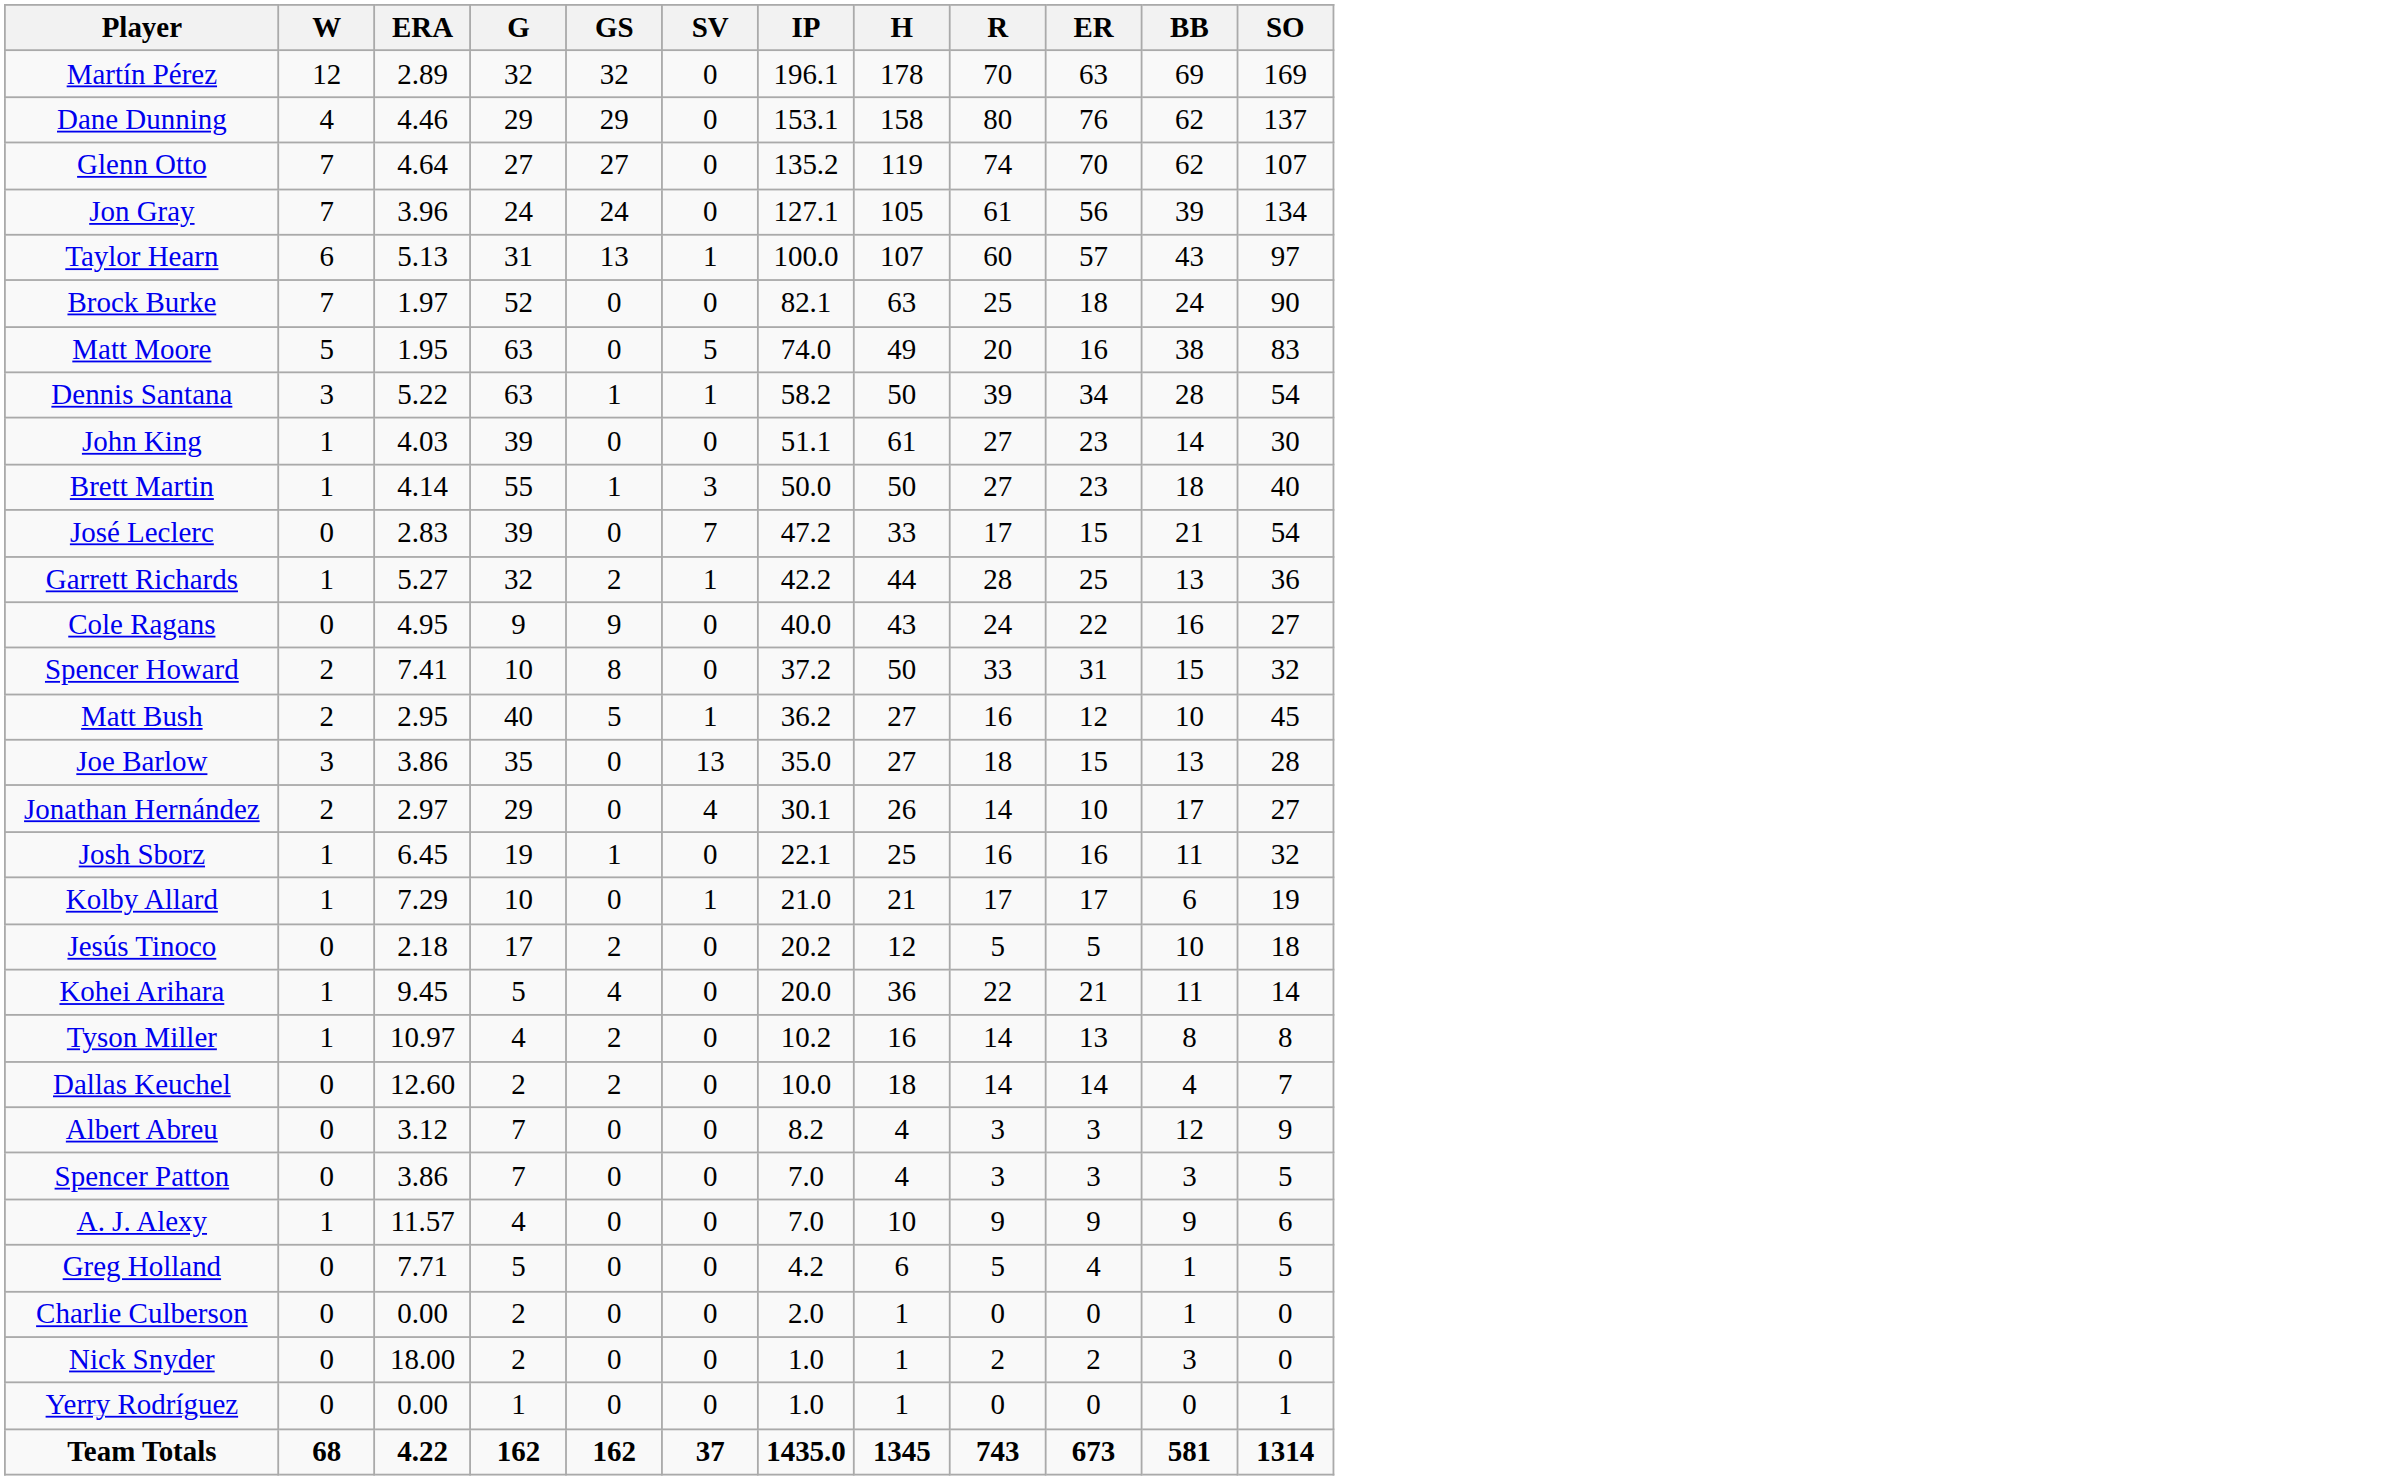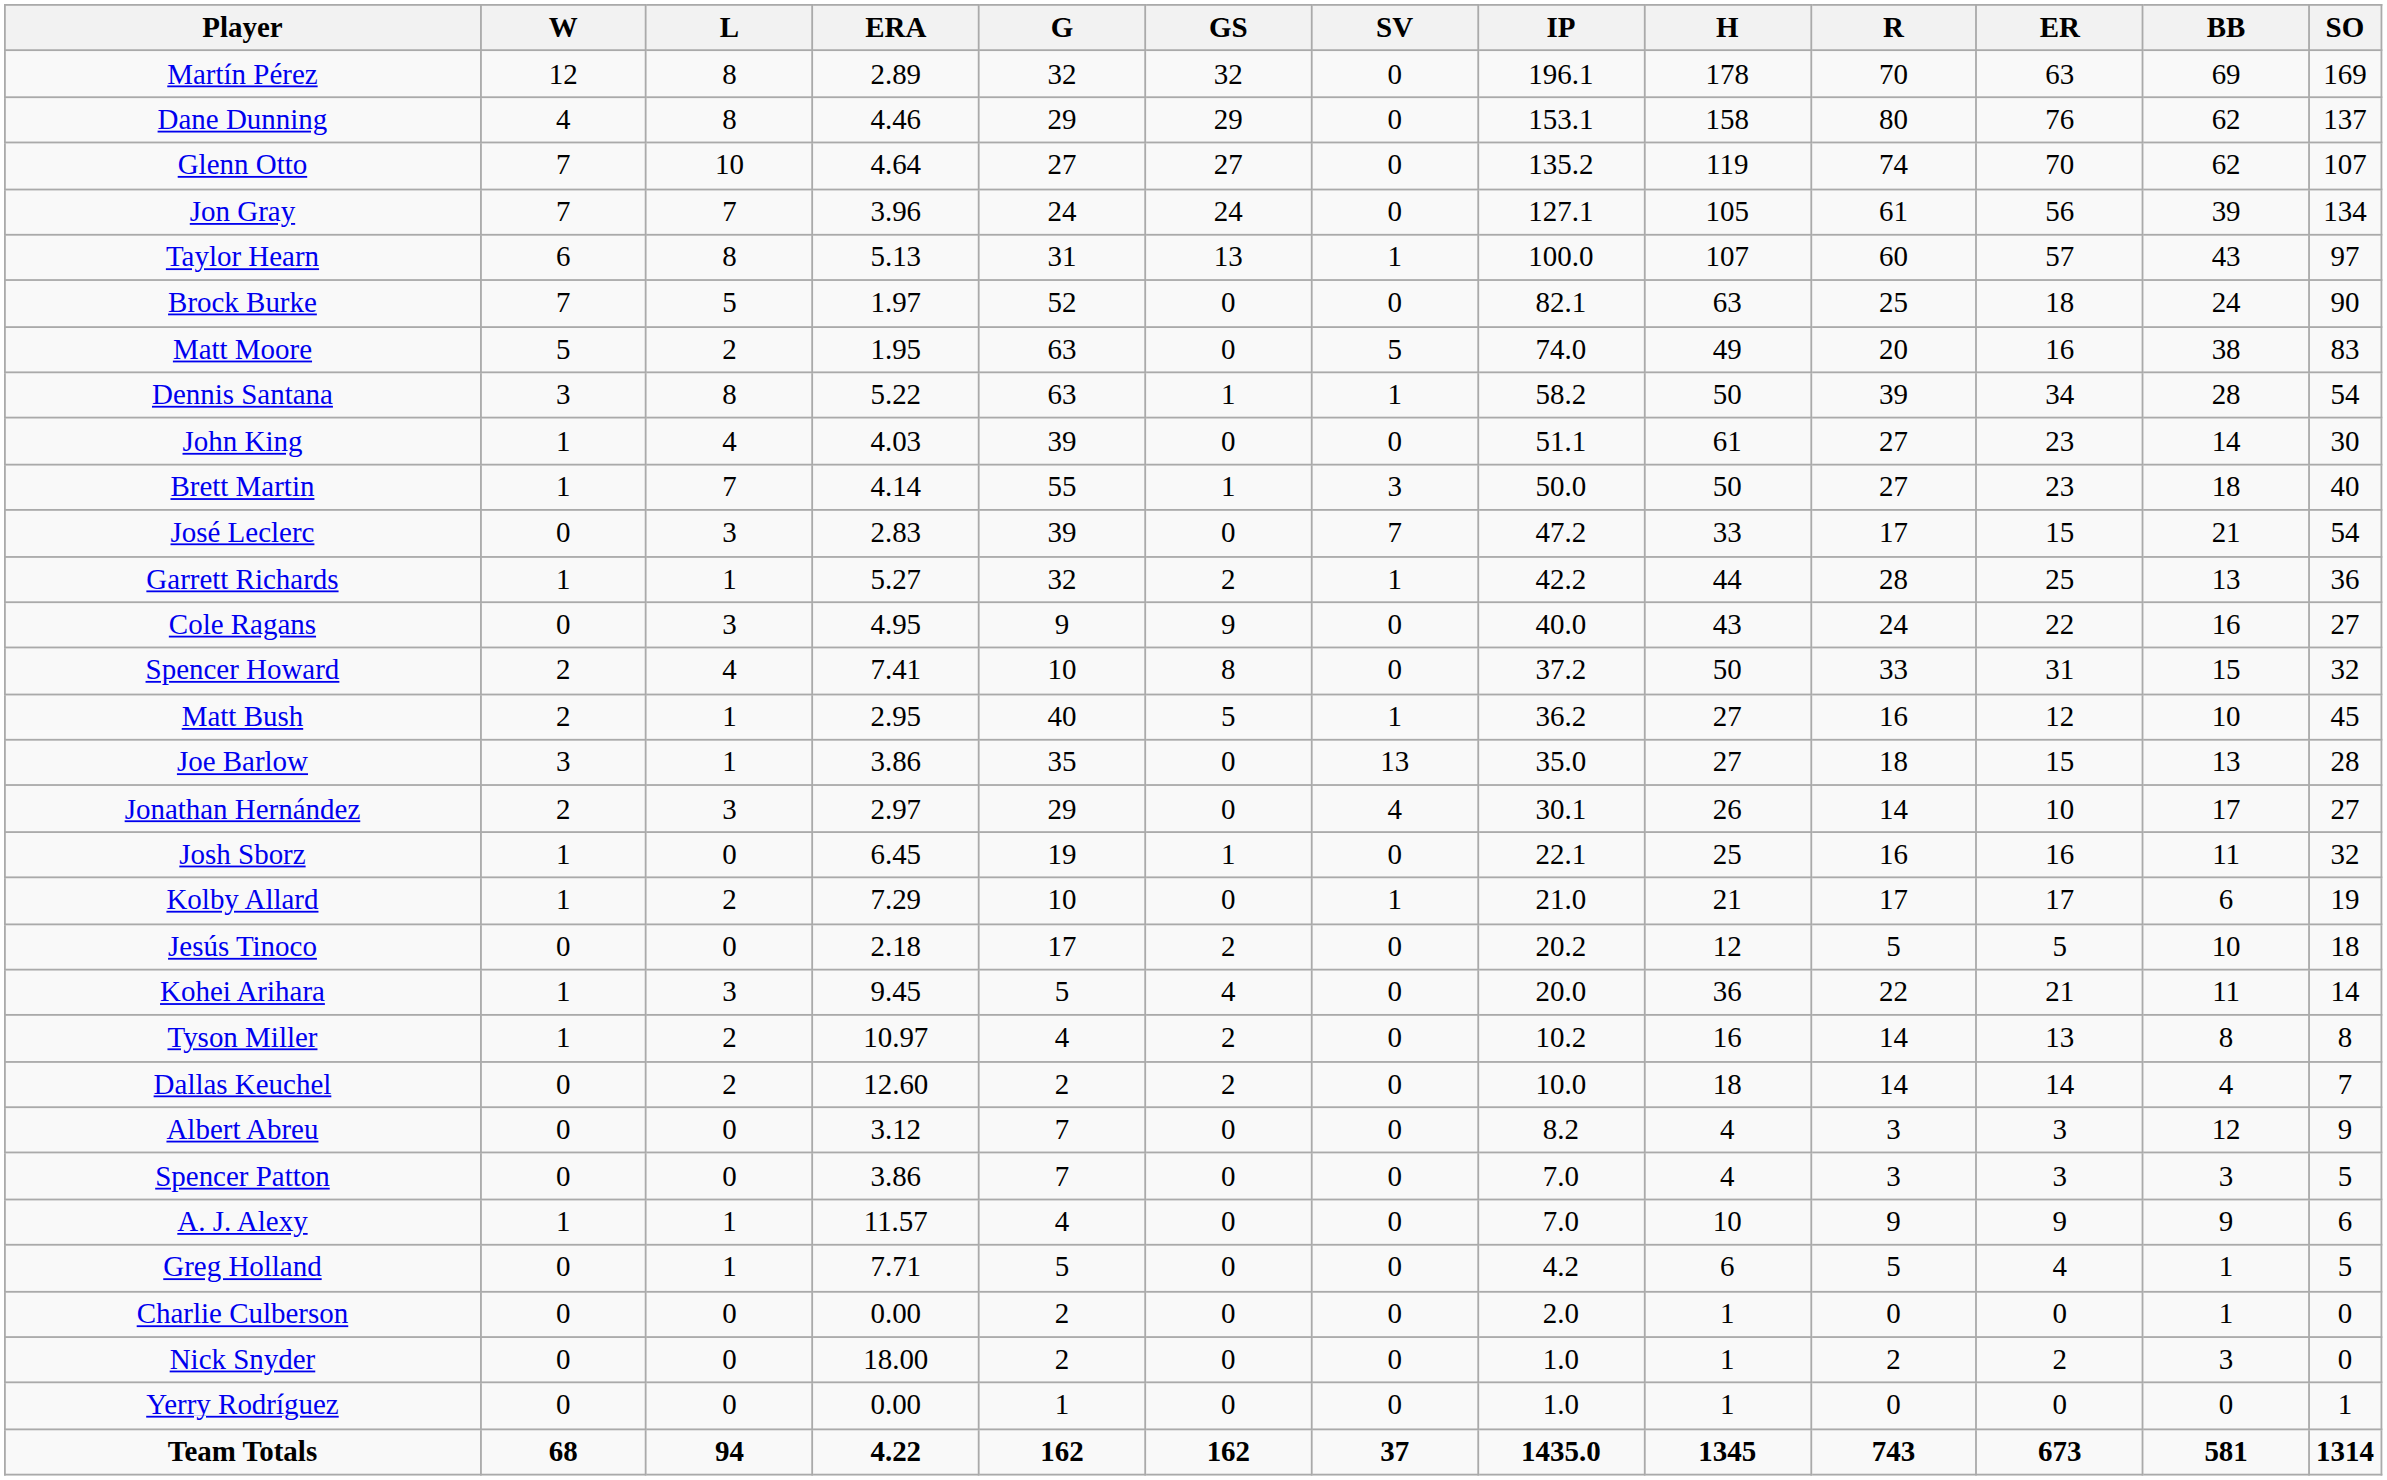+ column: (729, 27)
